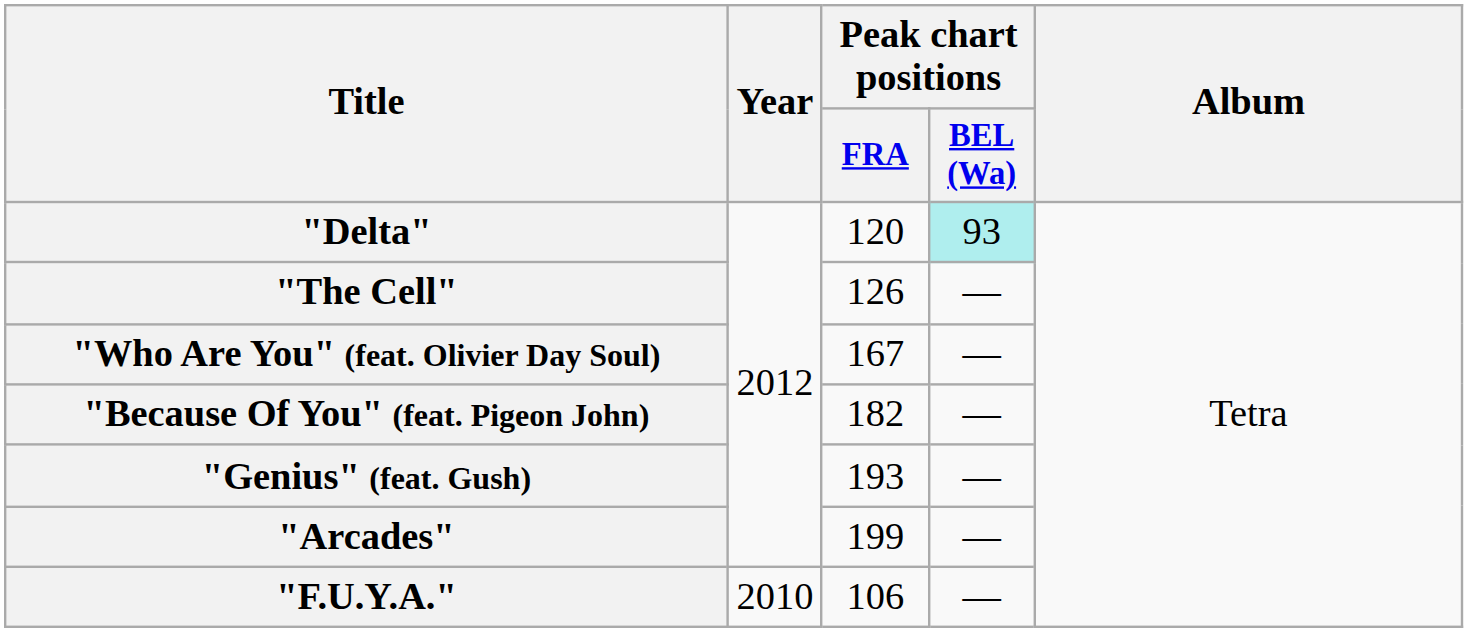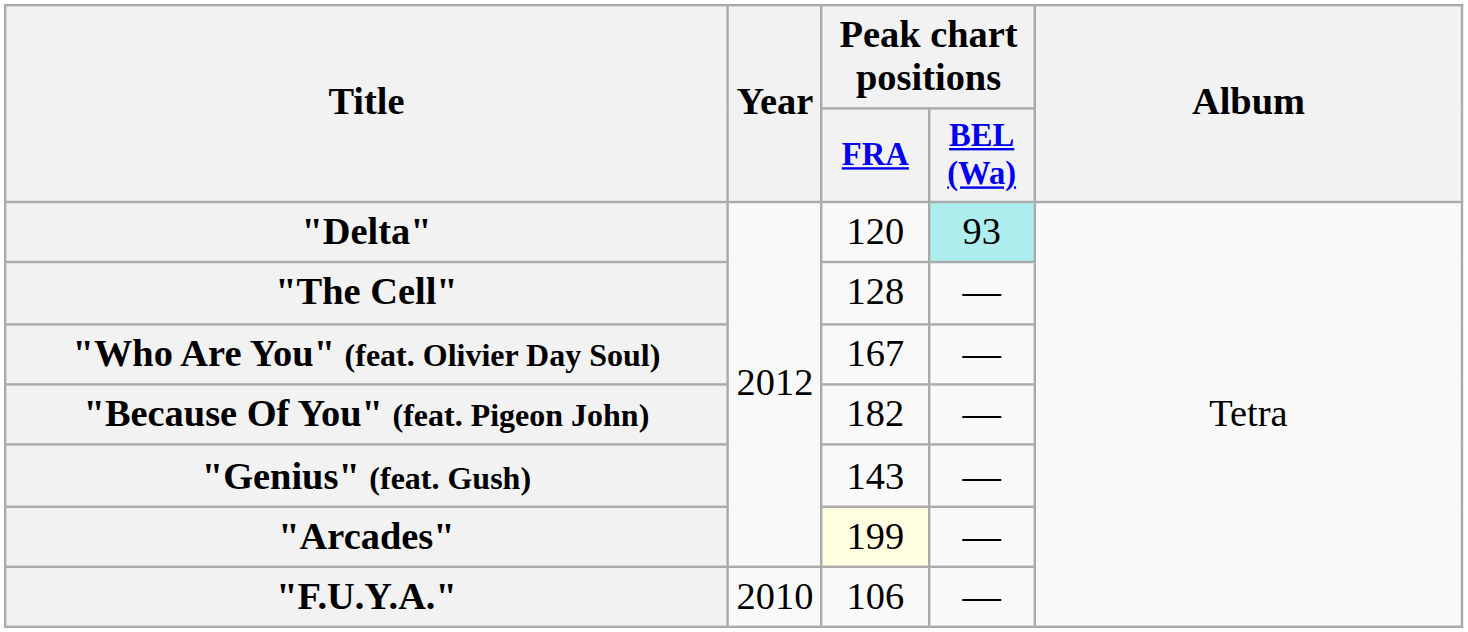(875, 292) 126 -> (875, 292) 128
(875, 474) 193 -> (875, 474) 143
(875, 535) no background -> (875, 535) lightyellow background
